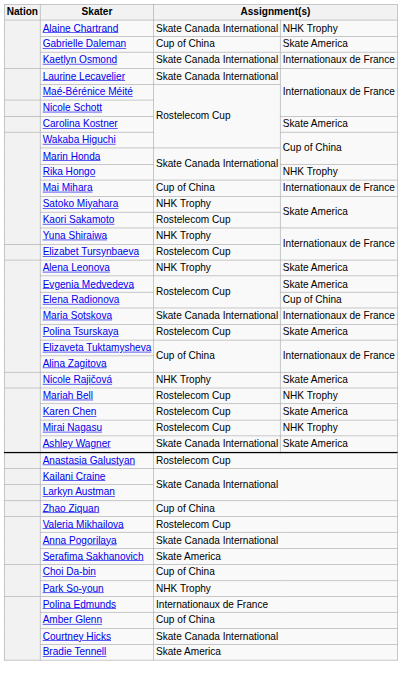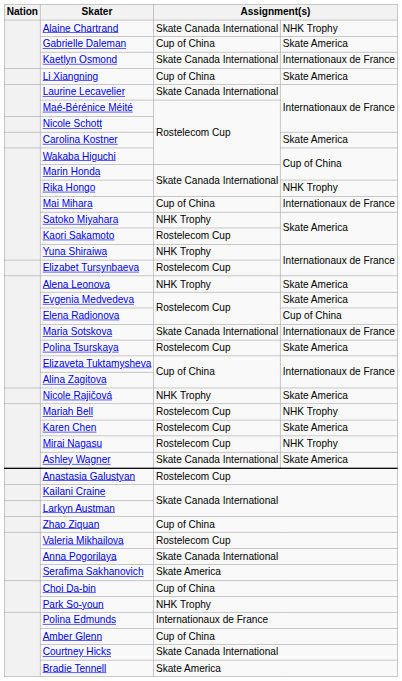+ row: (70, 76)
